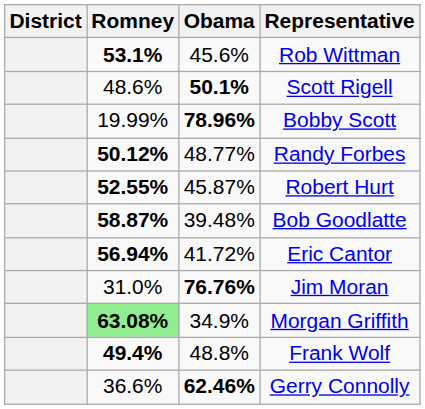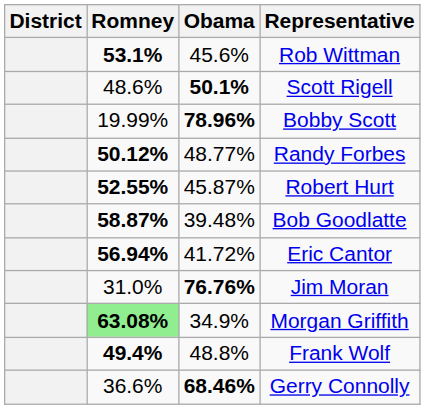(219, 386) 62.46% -> (219, 386) 68.46%
